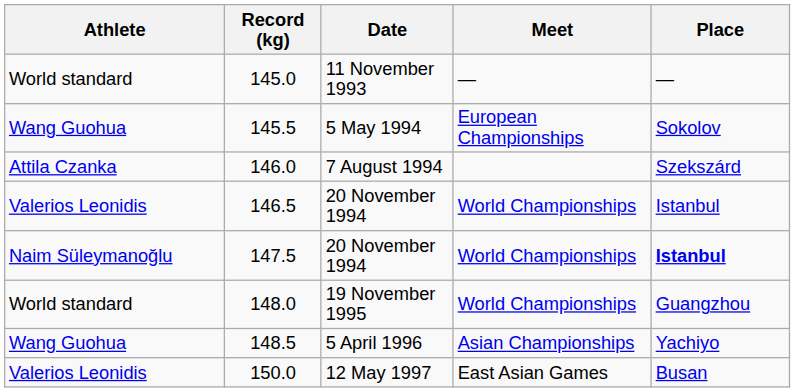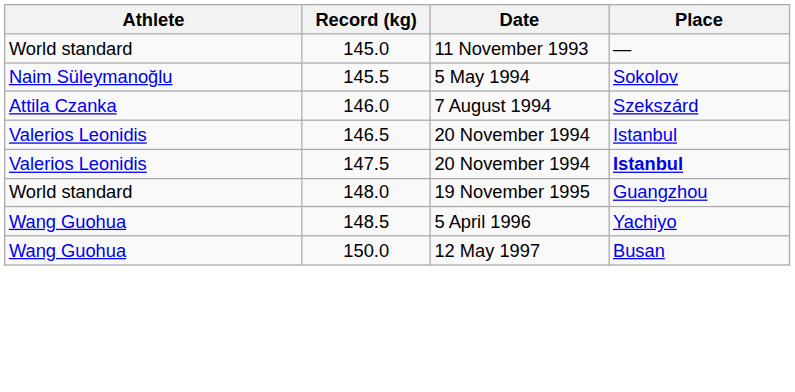- column: (552, 30)
(68, 128) Wang Guohua -> (91, 77) Naim Süleymanoğlu
(91, 255) Naim Süleymanoğlu -> (78, 164) Valerios Leonidis
(78, 373) Valerios Leonidis -> (68, 251) Wang Guohua
